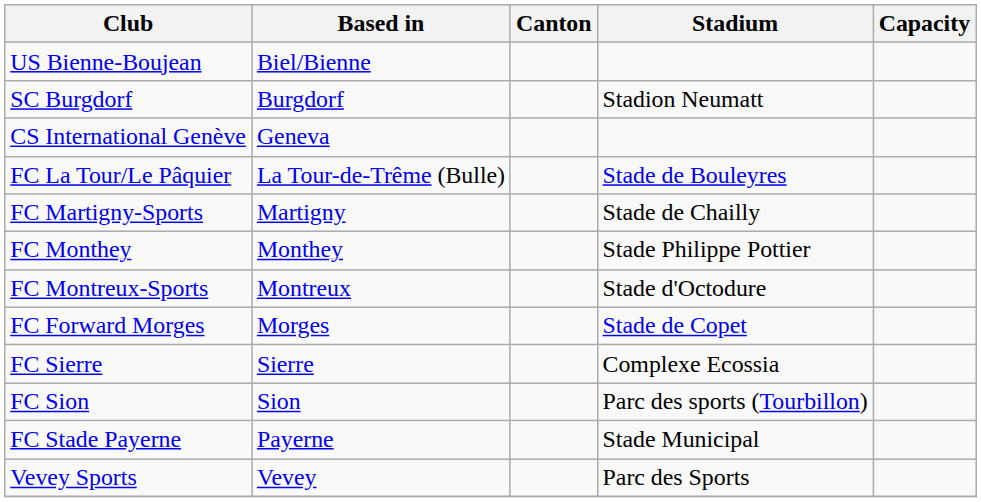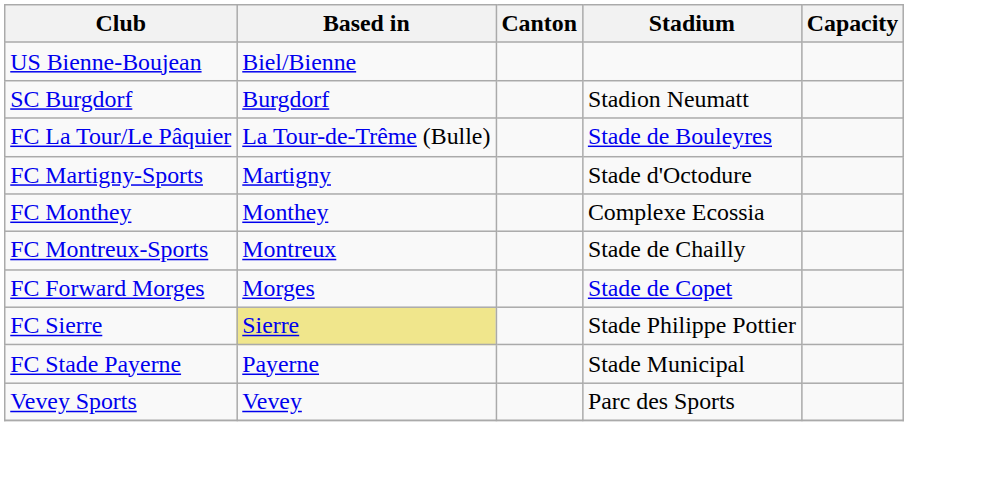- row: (128, 136)
(681, 212) Stade de Chailly -> (670, 174) Stade d'Octodure
(707, 250) Stade Philippe Pottier -> (676, 212) Complexe Ecossia
(684, 288) Stade d'Octodure -> (667, 250) Stade de Chailly
(285, 363) no background -> (271, 325) khaki background
(691, 363) Complexe Ecossia -> (692, 325) Stade Philippe Pottier
- row: (50, 401)
